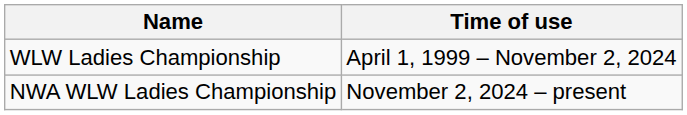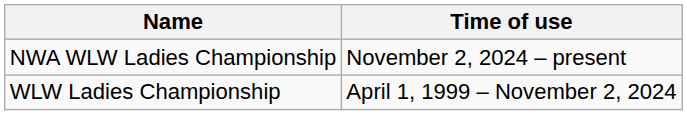rows swapped: (145, 57) <-> (173, 92)
